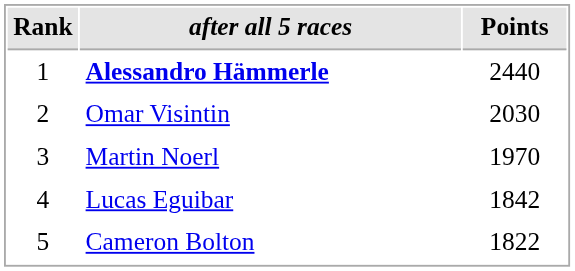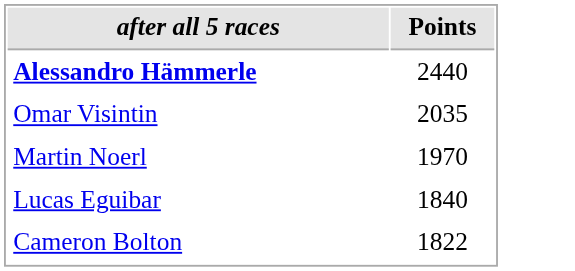- column: (43, 27)
(515, 114) 2030 -> (442, 114) 2035
(515, 199) 1842 -> (442, 199) 1840
